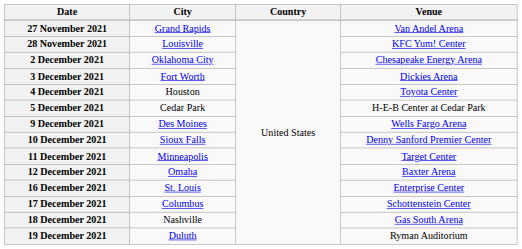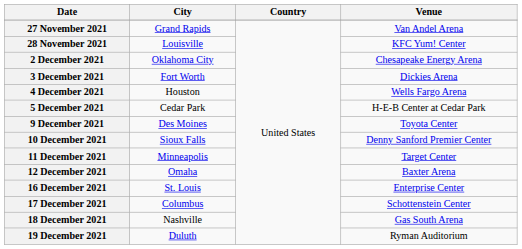(429, 92) Toyota Center -> (429, 92) Wells Fargo Arena
(429, 124) Wells Fargo Arena -> (429, 124) Toyota Center
